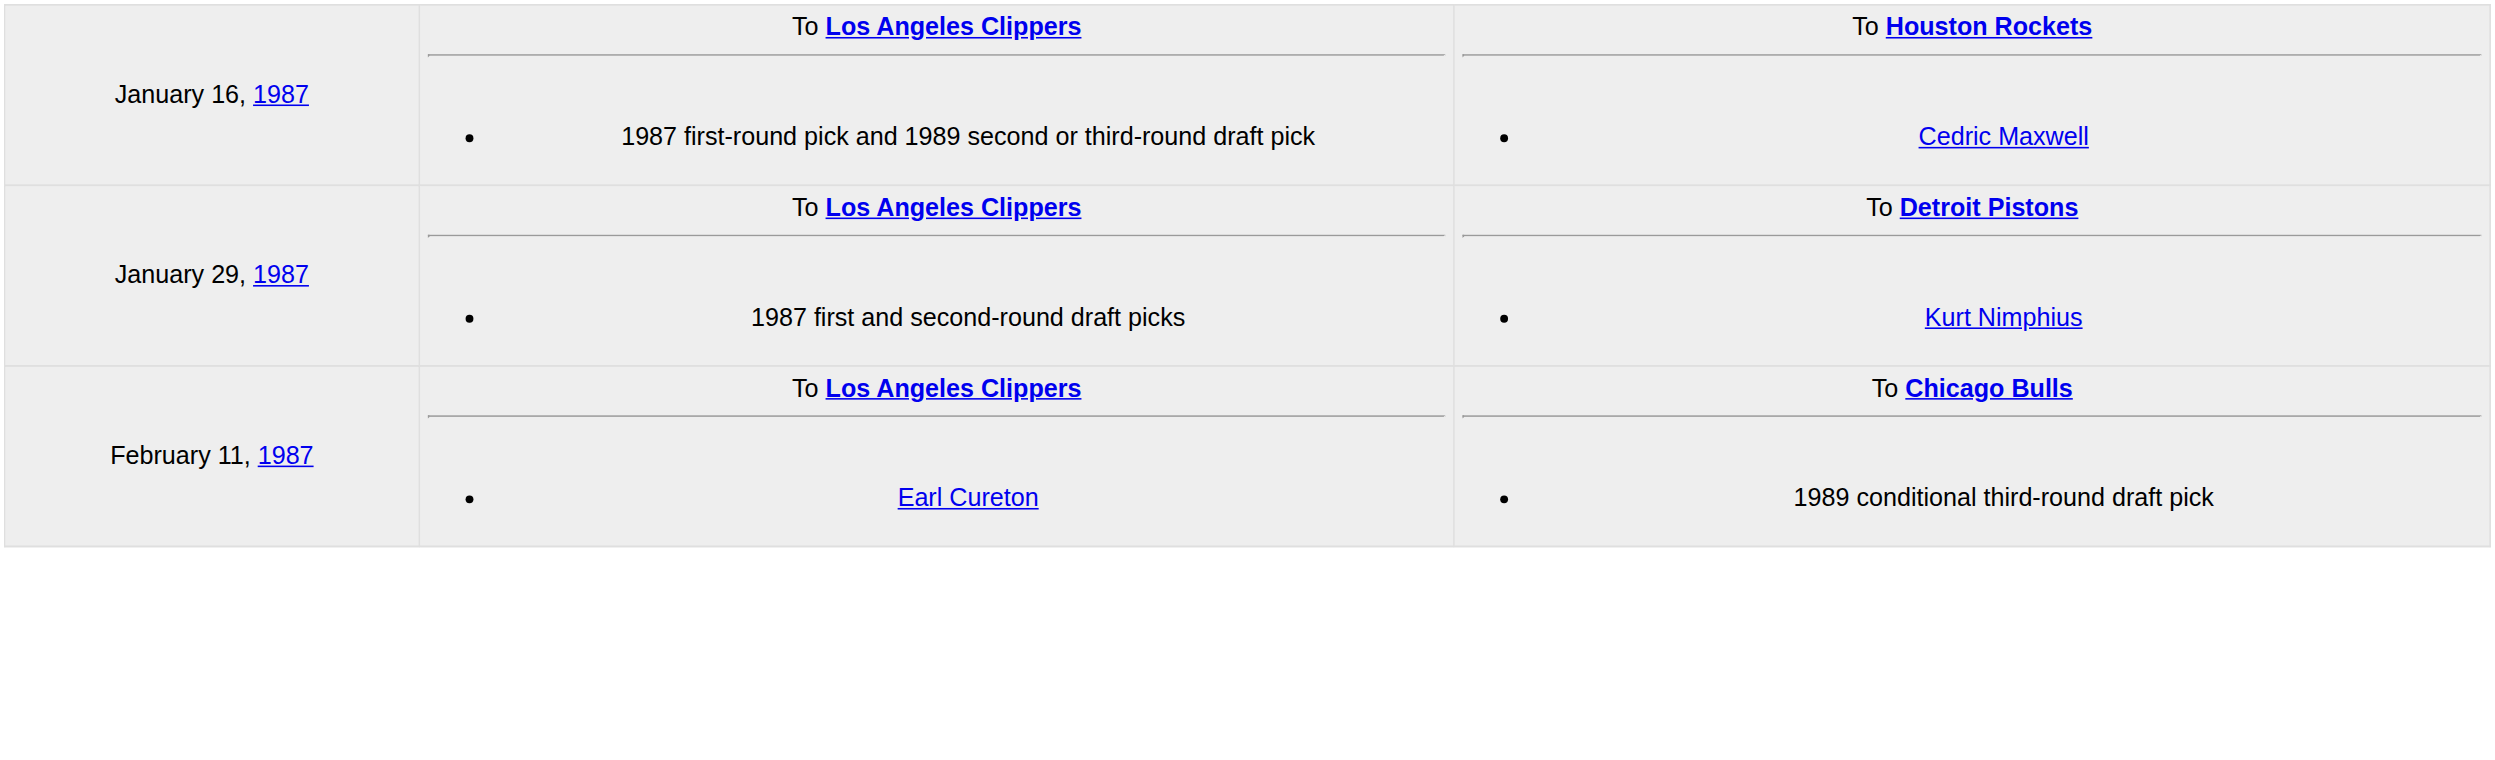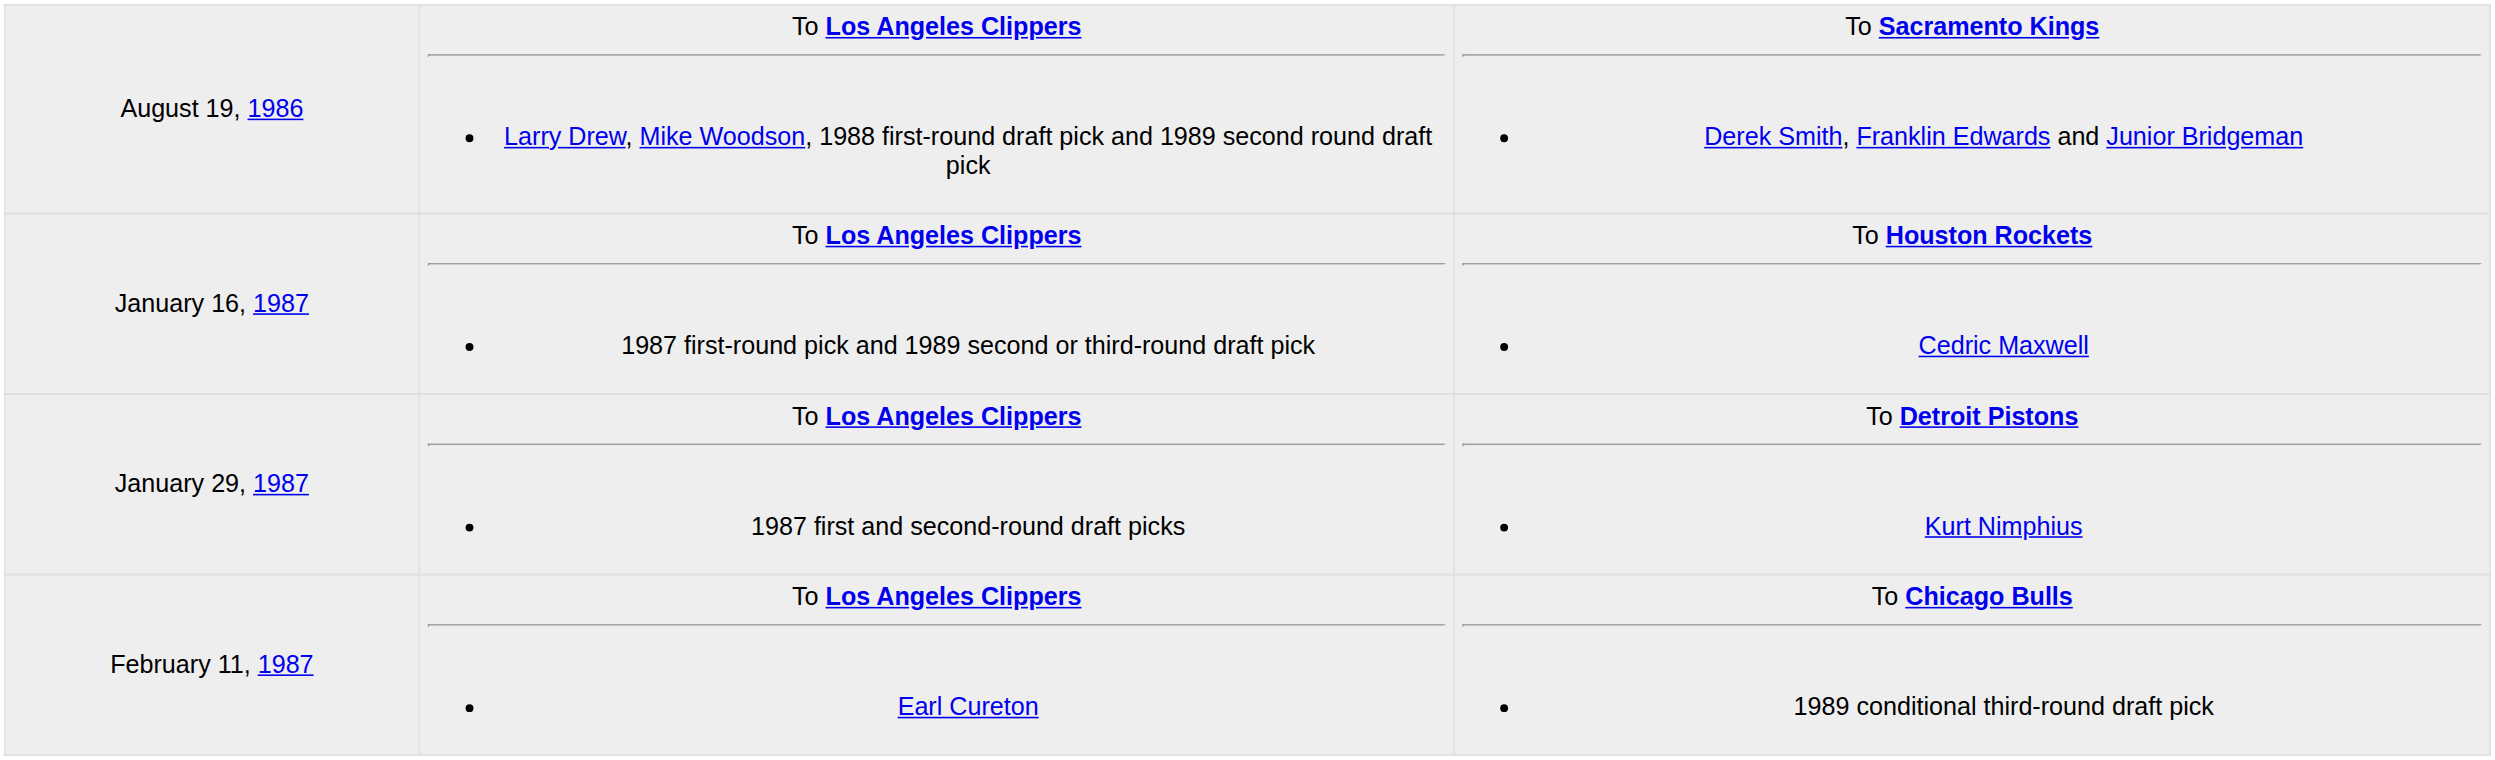+ row: (212, 108)
